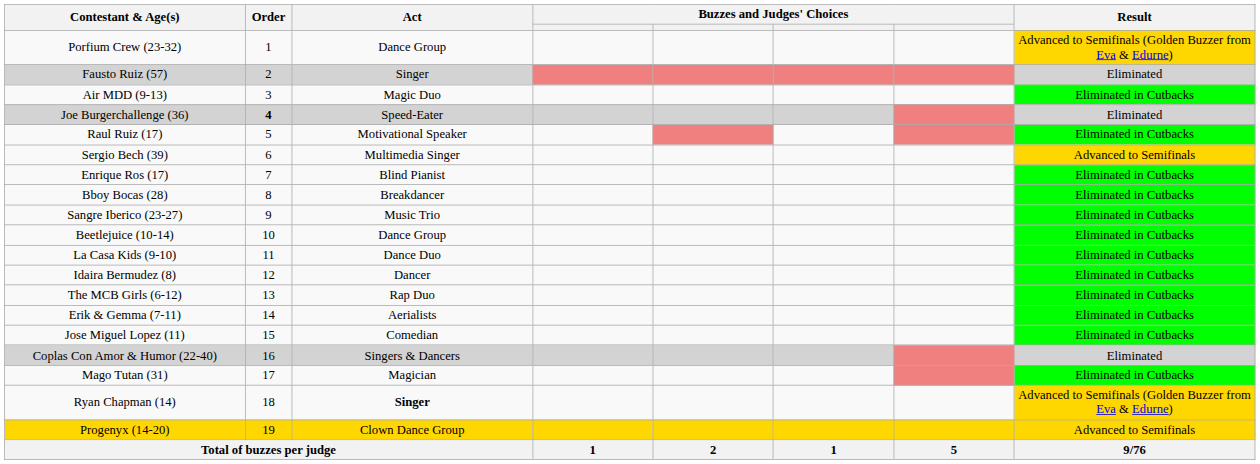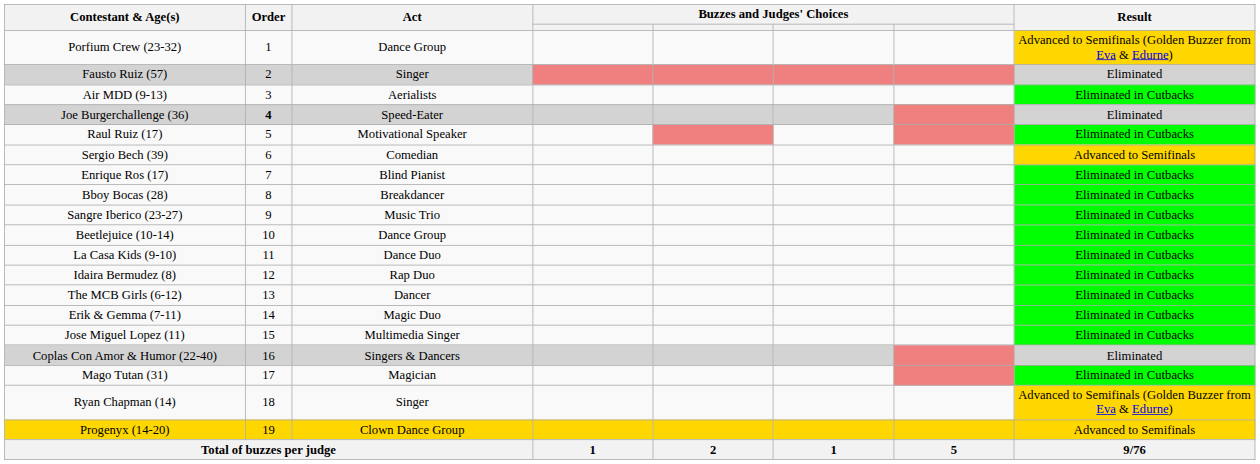(412, 94) Magic Duo -> (412, 94) Aerialists
(412, 154) Multimedia Singer -> (412, 154) Comedian
(412, 275) Dancer -> (412, 275) Rap Duo
(412, 295) Rap Duo -> (412, 295) Dancer
(412, 315) Aerialists -> (412, 315) Magic Duo
(412, 335) Comedian -> (412, 335) Multimedia Singer
(412, 402) bold -> (412, 402) normal
